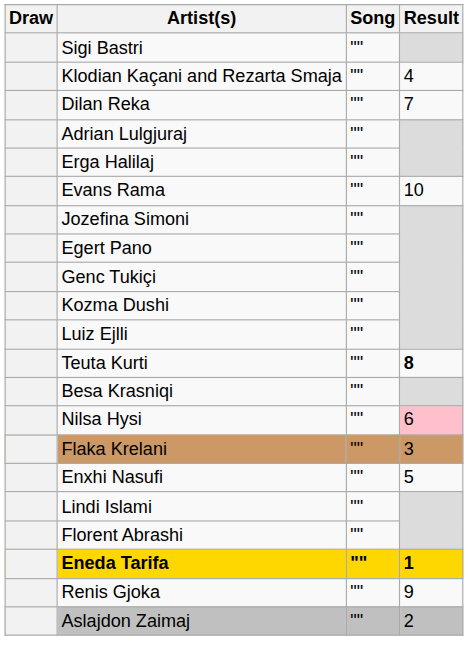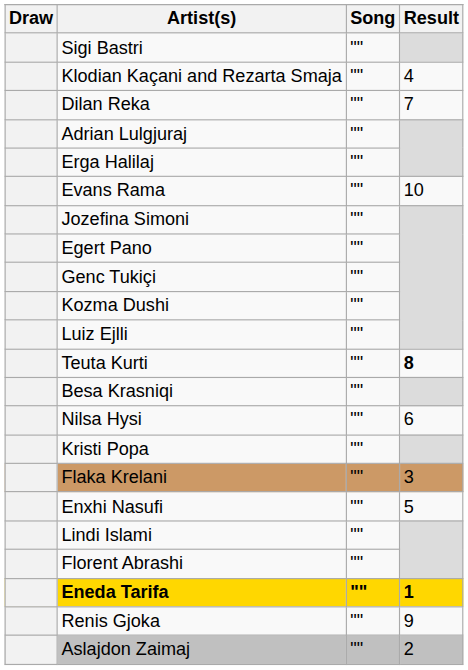(409, 420) pink background -> (409, 420) no background
+ row: (105, 448)
